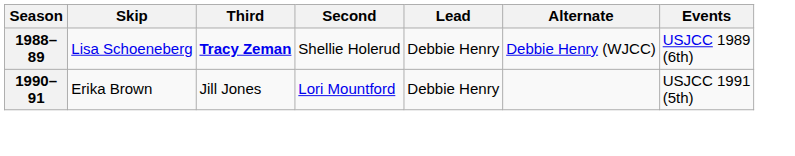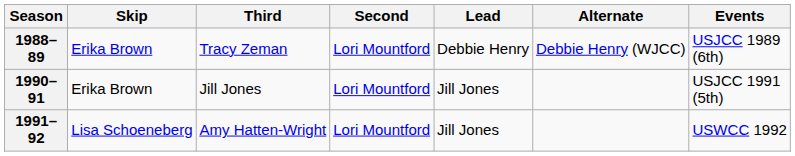(132, 48) Lisa Schoeneberg -> (112, 48) Erika Brown
(245, 48) bold -> (243, 48) normal
(349, 48) Shellie Holerud -> (382, 48) Lori Mountford
(453, 89) Debbie Henry -> (468, 89) Jill Jones
+ row: (36, 130)
